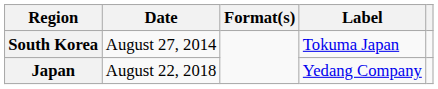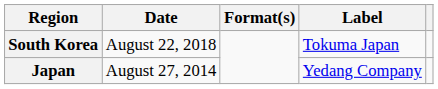(161, 44) August 27, 2014 -> (161, 44) August 22, 2018
(161, 70) August 22, 2018 -> (161, 70) August 27, 2014
